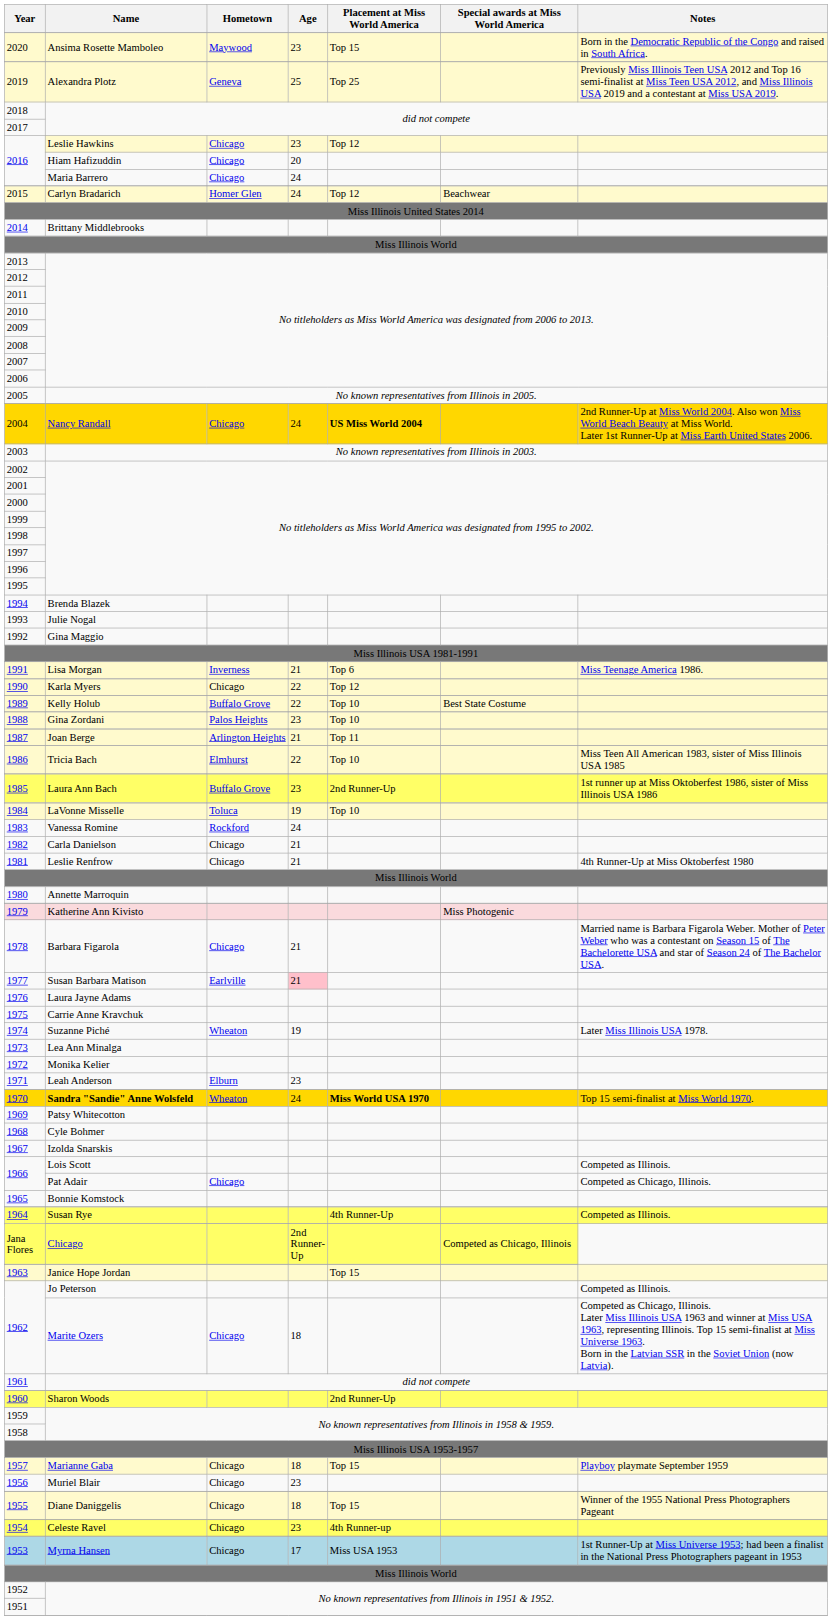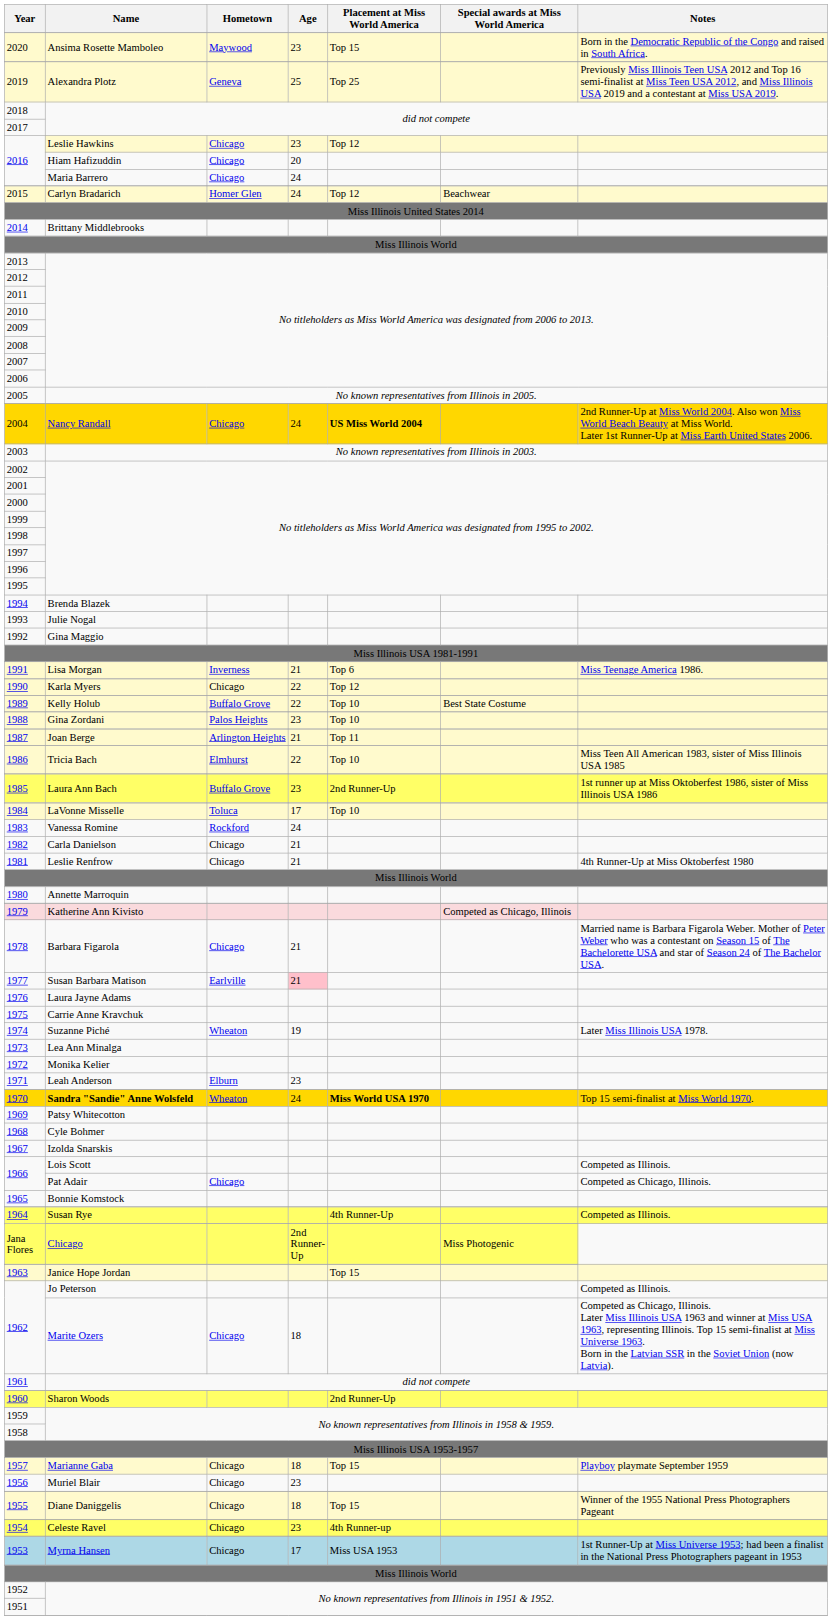(296, 811) 19 -> (296, 811) 17
(478, 911) Miss Photogenic -> (507, 911) Competed as Chicago, Illinois
(507, 1244) Competed as Chicago, Illinois -> (478, 1244) Miss Photogenic
